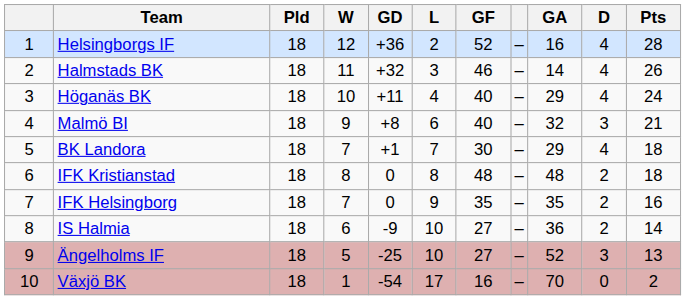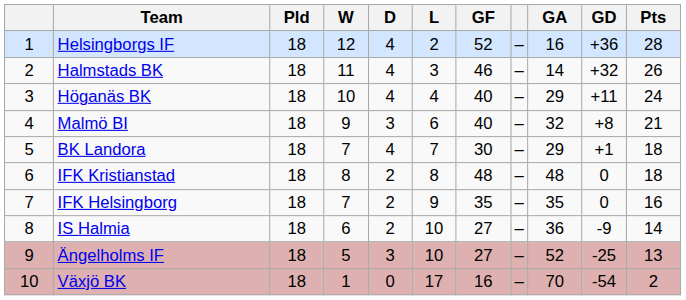columns swapped: (604, 17) <-> (390, 17)
